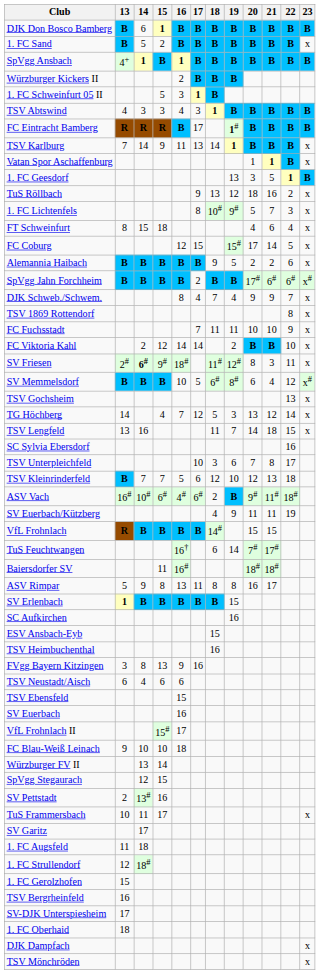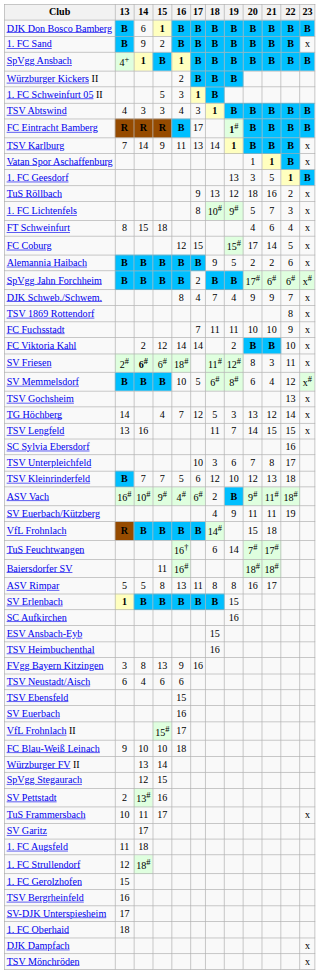(143, 44) 5 -> (143, 44) 9
(162, 363) 9# -> (162, 363) 6#
(272, 431) 18 -> (272, 431) 15
(162, 496) 6# -> (162, 496) 9#
(272, 531) 15 -> (272, 531) 18
(143, 586) 9 -> (143, 586) 5
